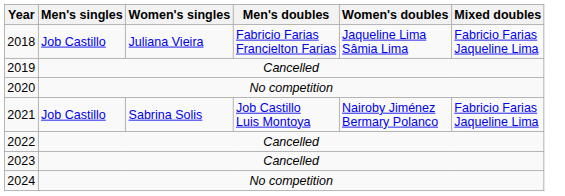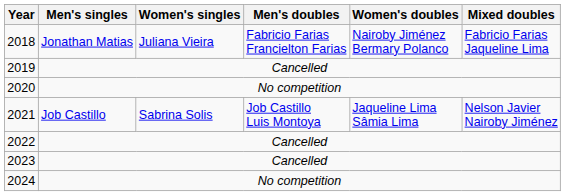(73, 41) Job Castillo -> (87, 41) Jonathan Matias
(384, 41) Jaqueline Lima Sâmia Lima -> (400, 41) Nairoby Jiménez Bermary Polanco
(390, 115) Nairoby Jiménez Bermary Polanco -> (394, 115) Jaqueline Lima Sâmia Lima
(496, 115) Fabricio Farias Jaqueline Lima -> (511, 115) Nelson Javier Nairoby Jiménez
